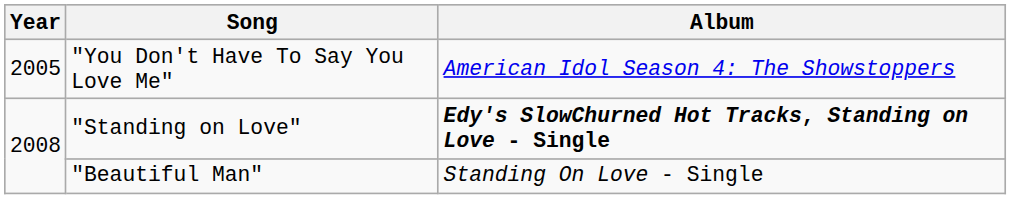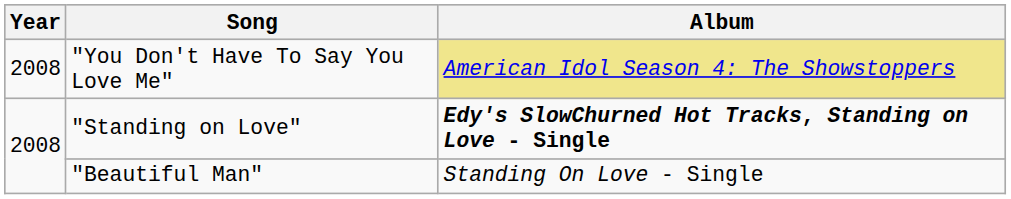(35, 69) 2005 -> (35, 69) 2008
(699, 69) no background -> (699, 69) khaki background
